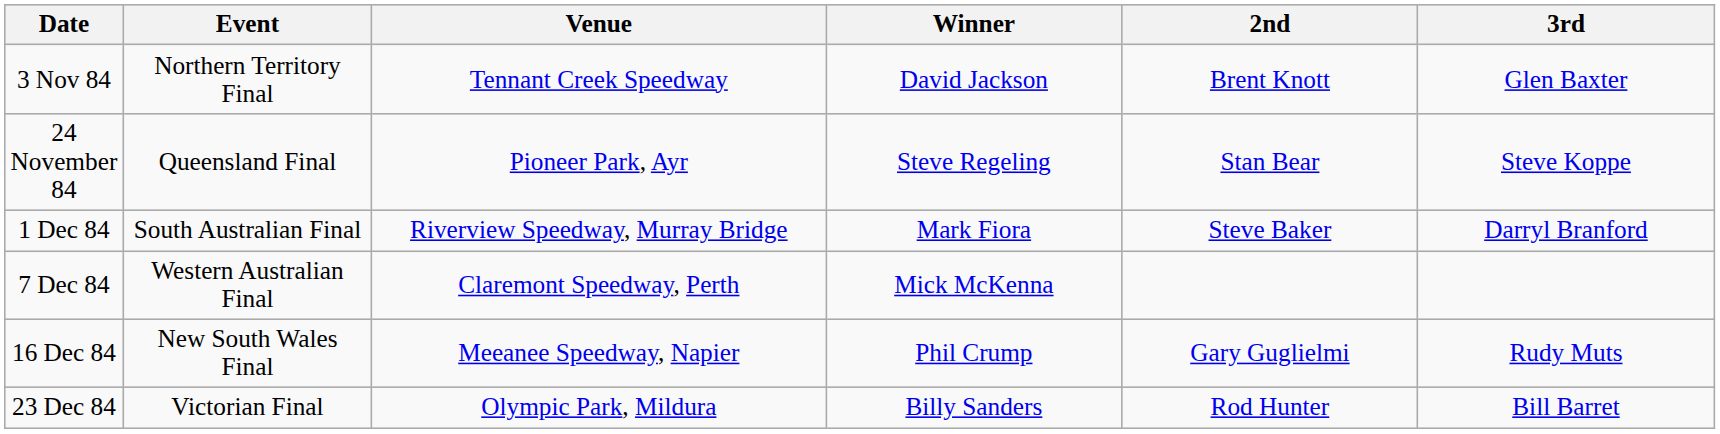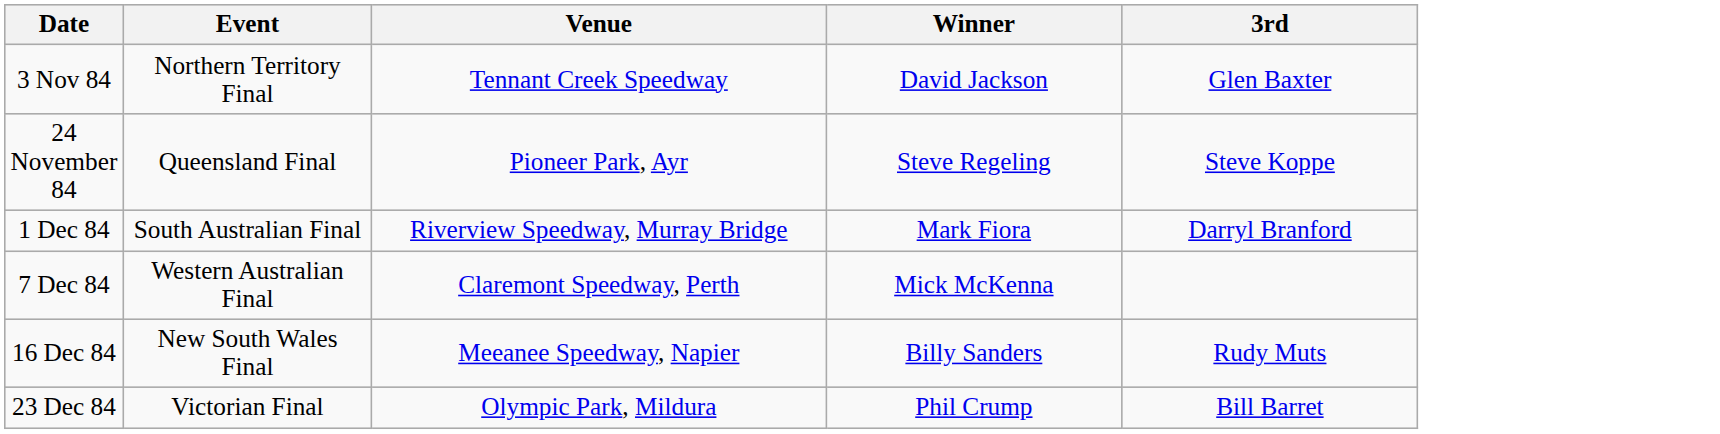- column: (1270, 24)
(974, 352) Phil Crump -> (974, 352) Billy Sanders
(974, 407) Billy Sanders -> (974, 407) Phil Crump
